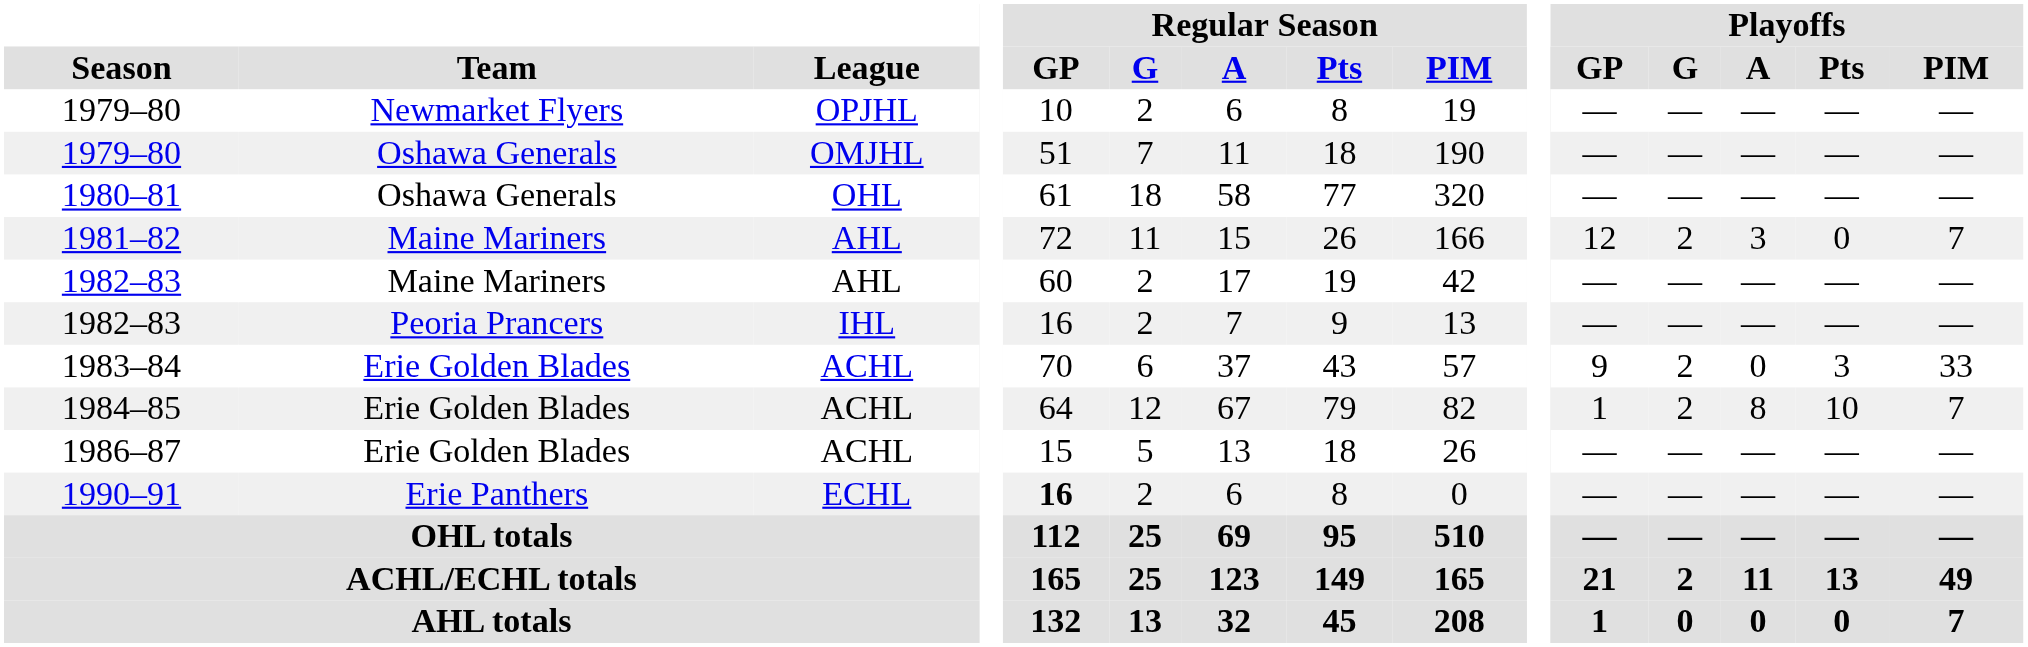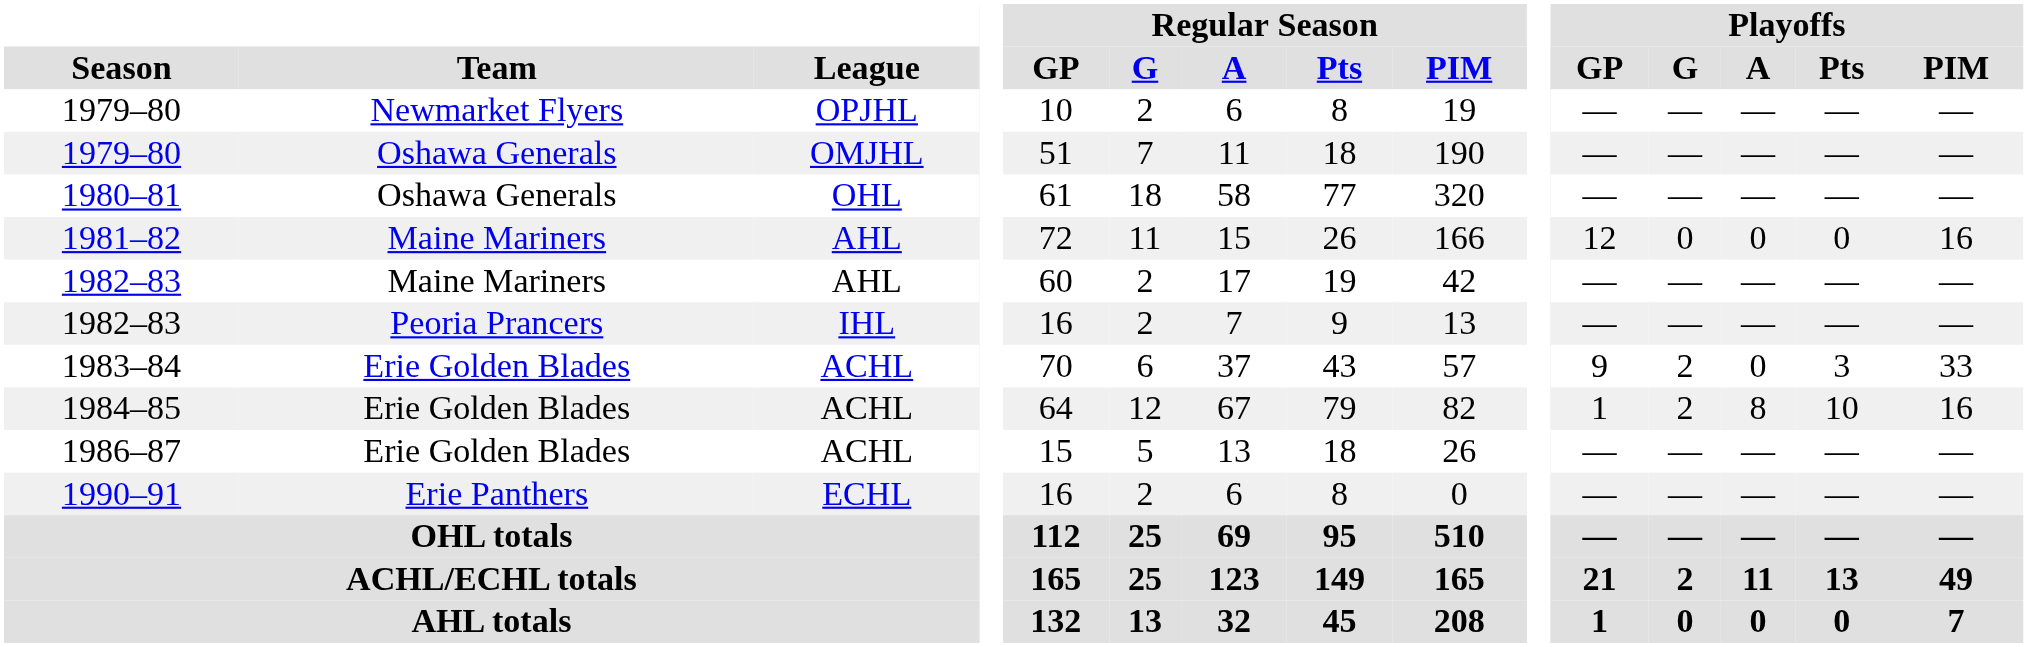(1685, 237) 2 -> (1685, 237) 0
(1758, 237) 3 -> (1758, 237) 0
(1956, 237) 7 -> (1956, 237) 16
(1956, 408) 7 -> (1956, 408) 16
(1056, 493) bold -> (1056, 493) normal
